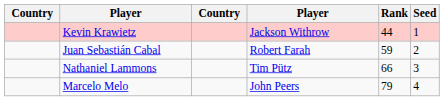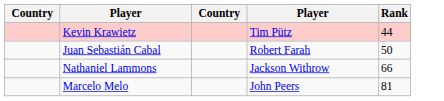- column: (425, 13)
(290, 31) Jackson Withrow -> (271, 31) Tim Pütz
(387, 50) 59 -> (387, 50) 50
(271, 68) Tim Pütz -> (290, 68) Jackson Withrow
(387, 86) 79 -> (387, 86) 81
